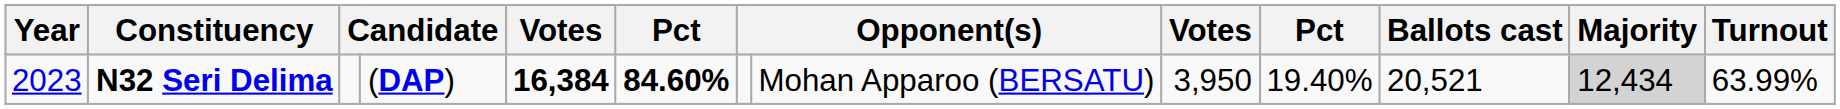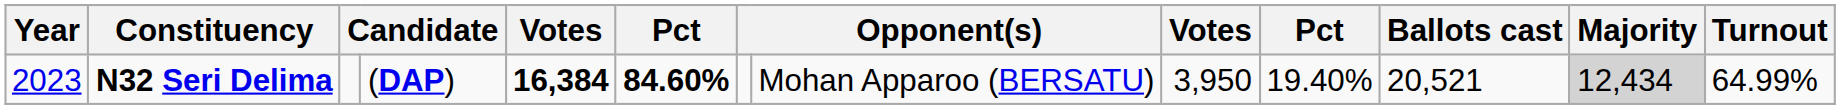(1765, 79) 63.99% -> (1765, 79) 64.99%
